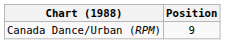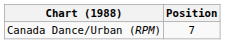(192, 30) 9 -> (192, 30) 7
